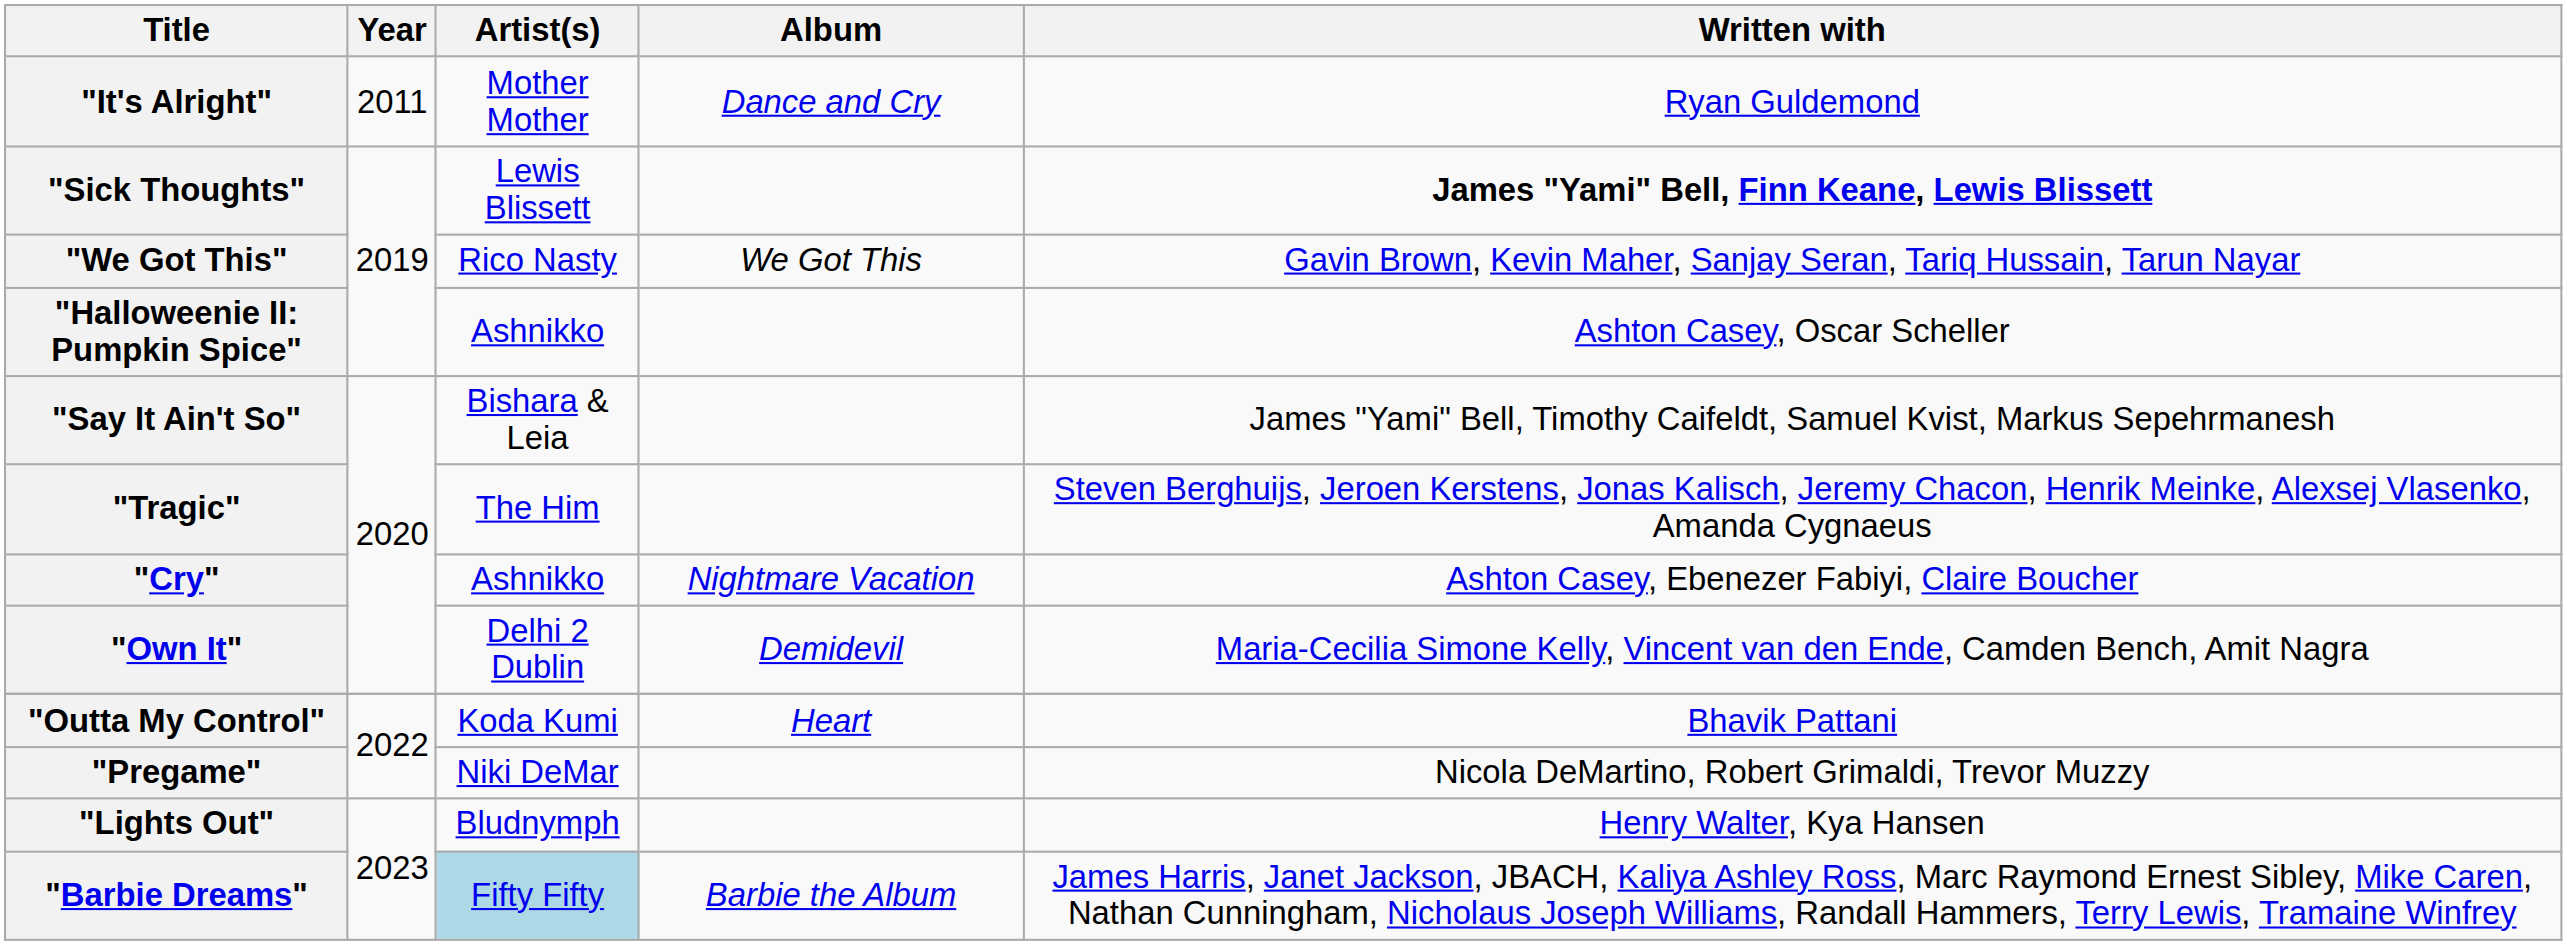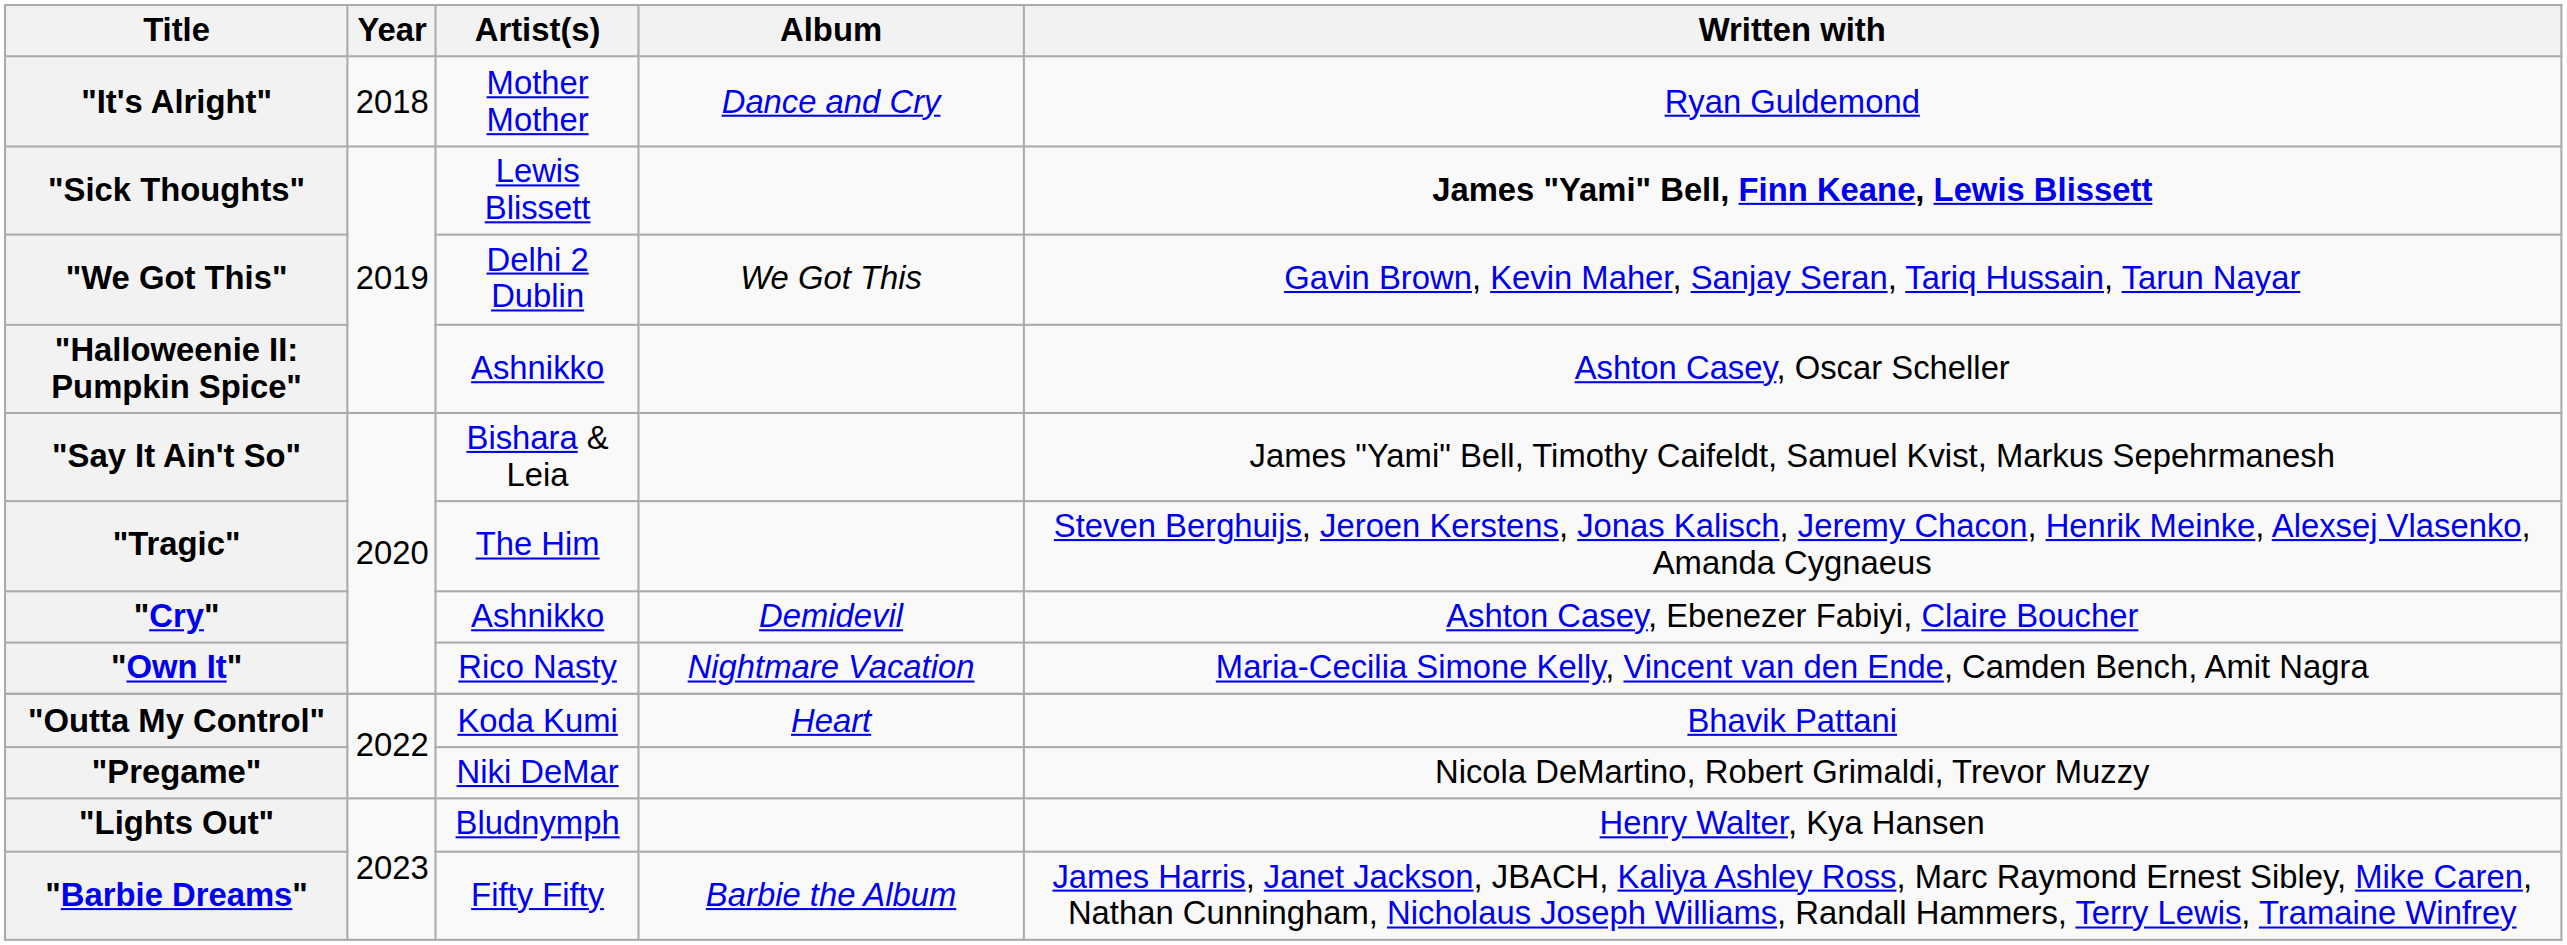(392, 100) 2011 -> (392, 100) 2018
(538, 260) Rico Nasty -> (538, 278) Delhi 2 Dublin
(831, 579) Nightmare Vacation -> (831, 616) Demidevil
(538, 649) Delhi 2 Dublin -> (538, 668) Rico Nasty
(831, 649) Demidevil -> (831, 668) Nightmare Vacation
(538, 894) lightblue background -> (538, 894) no background
